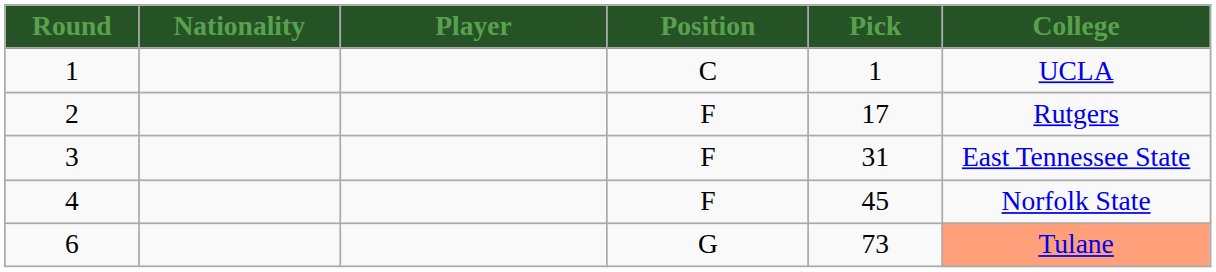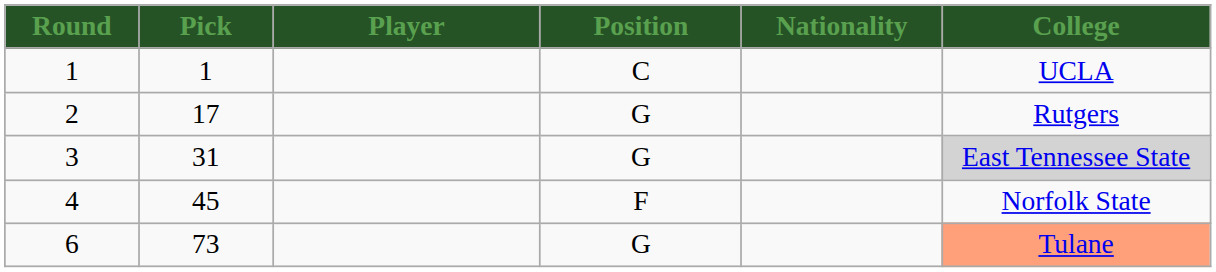columns swapped: (875, 26) <-> (239, 26)
(708, 113) F -> (641, 113) G
(708, 157) F -> (641, 157) G
(1076, 157) no background -> (1076, 157) lightgrey background
